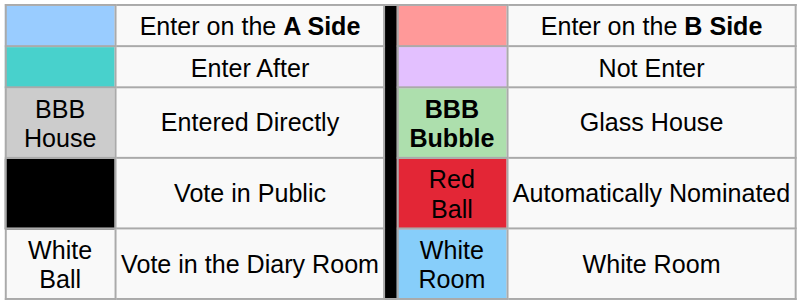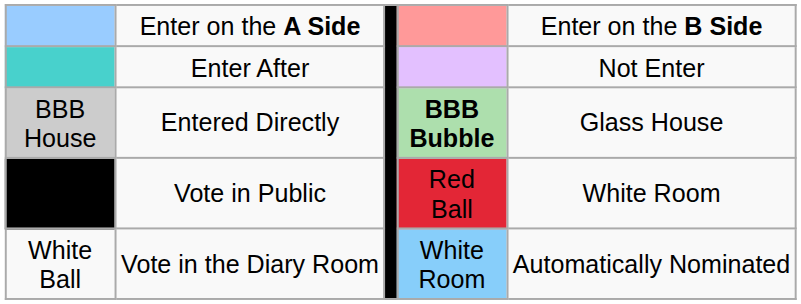(652, 194) Automatically Nominated -> (652, 194) White Room
(652, 264) White Room -> (652, 264) Automatically Nominated
